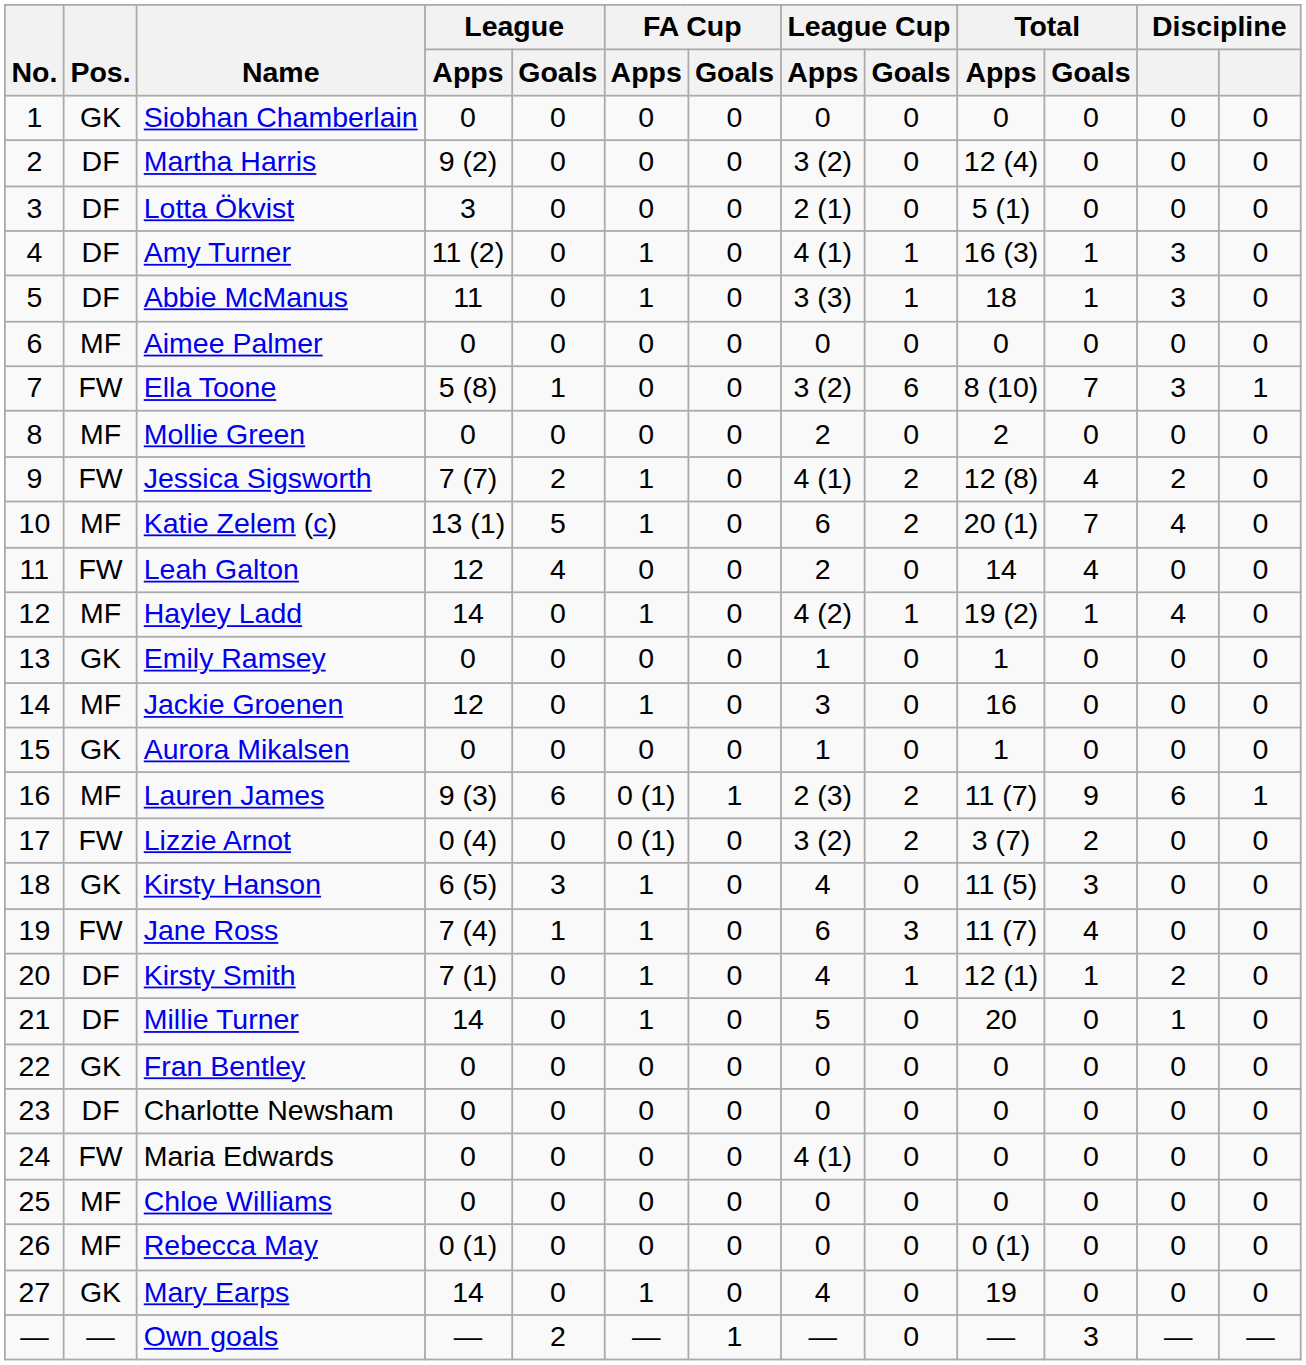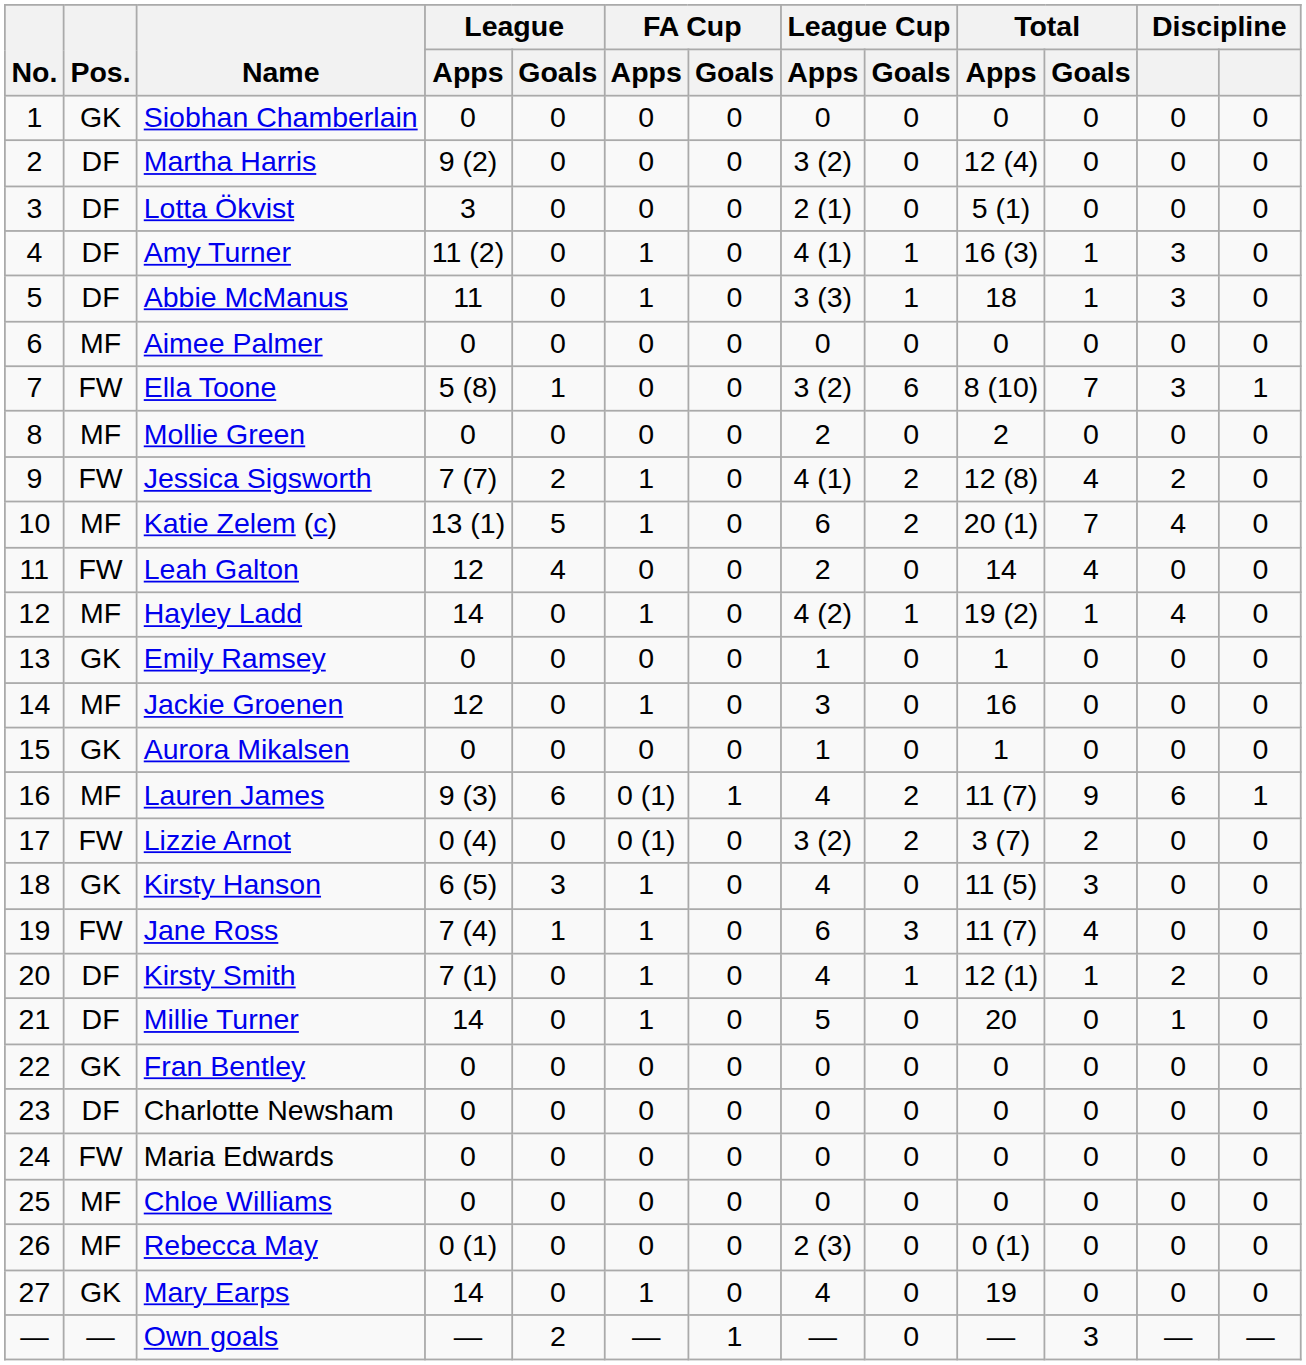(823, 794) 2 (3) -> (823, 794) 4
(823, 1156) 4 (1) -> (823, 1156) 0
(823, 1246) 0 -> (823, 1246) 2 (3)
